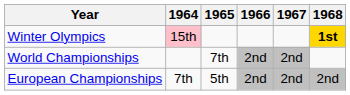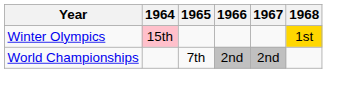(328, 36) bold -> (304, 36) normal
- row: (85, 79)
